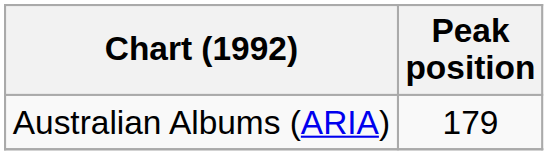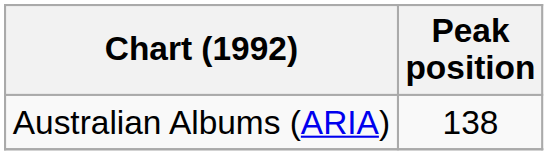(470, 121) 179 -> (470, 121) 138
